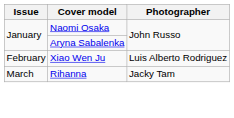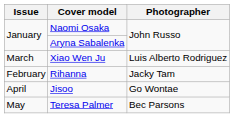(26, 58) February -> (20, 58) March
(20, 74) March -> (26, 74) February
+ row: (62, 89)
+ row: (82, 105)
